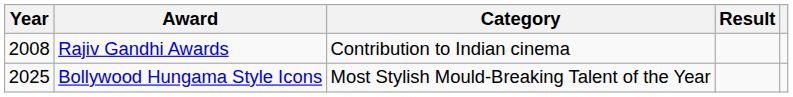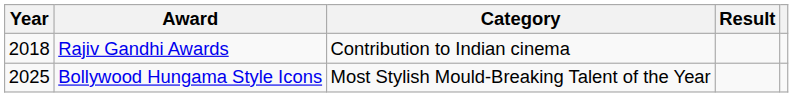(29, 48) 2008 -> (29, 48) 2018
